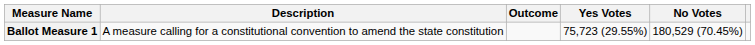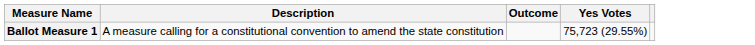- column: (698, 13)
